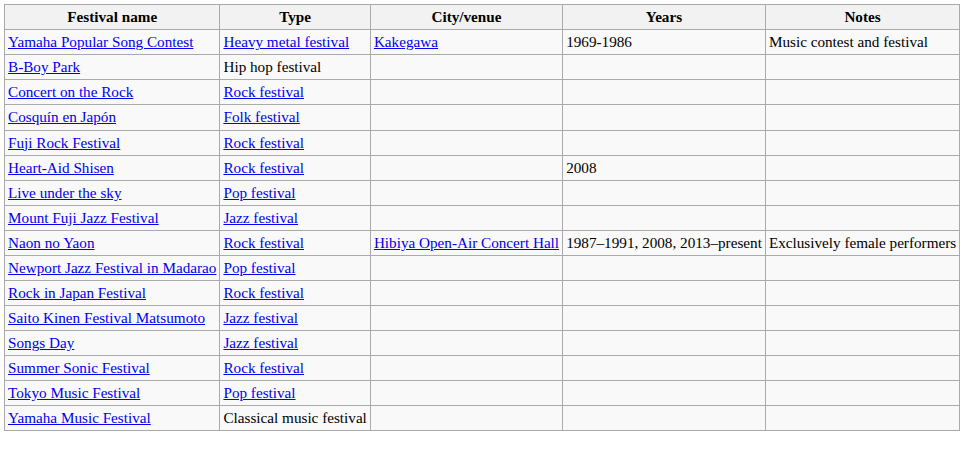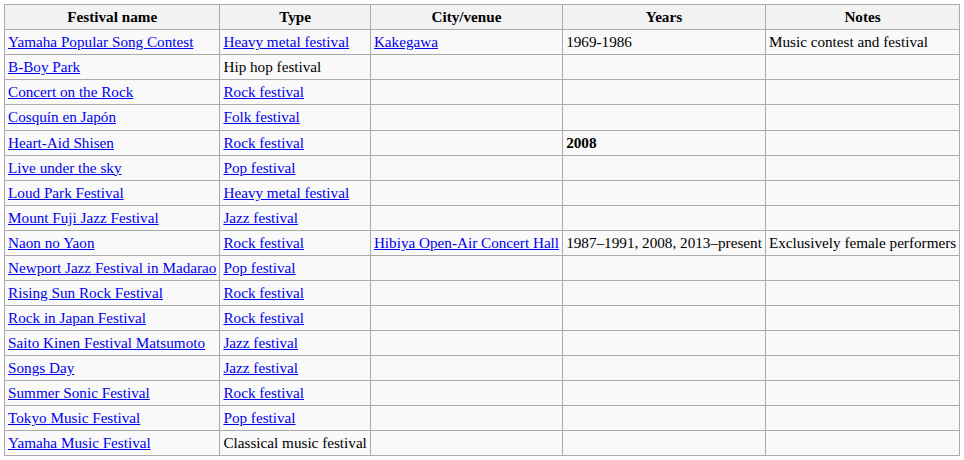- row: (64, 142)
(581, 167) normal -> (581, 142) bold
+ row: (66, 192)
+ row: (85, 292)
